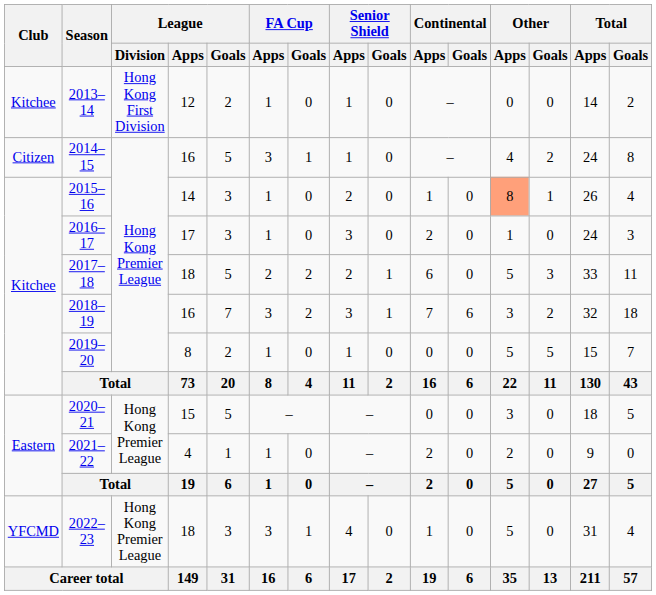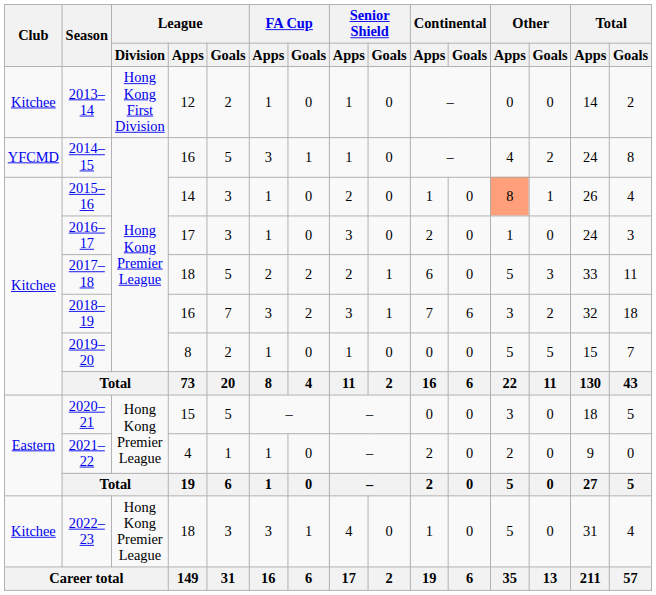(33, 157) Citizen -> (33, 157) YFCMD
(33, 531) YFCMD -> (33, 531) Kitchee
